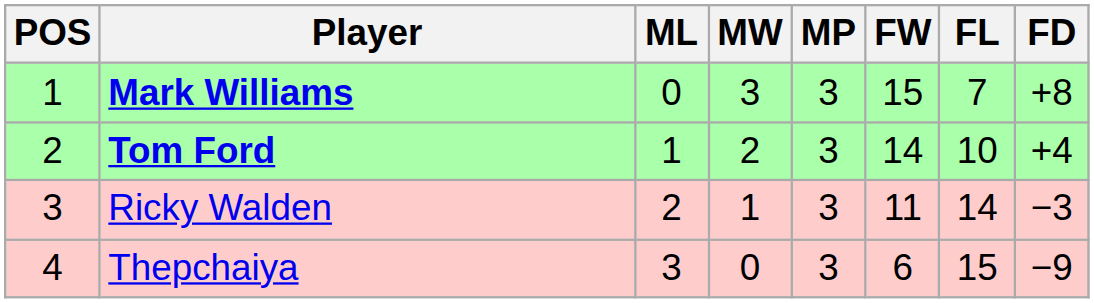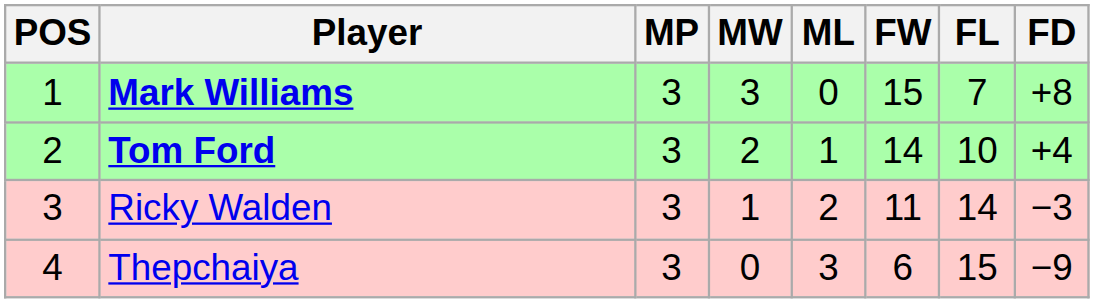columns swapped: (828, 33) <-> (672, 33)
